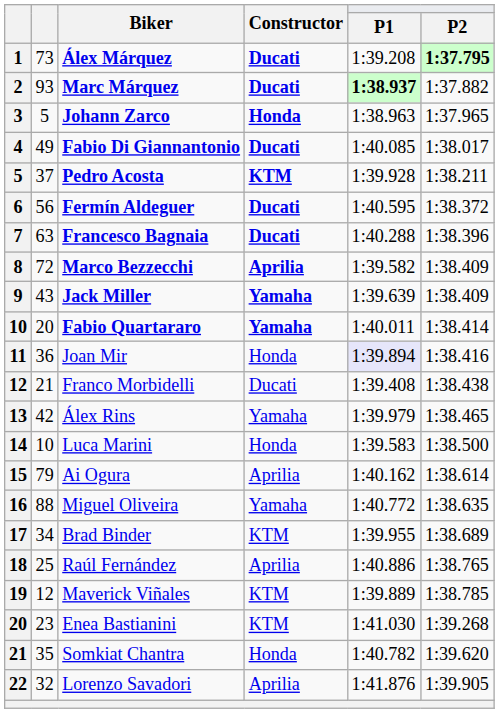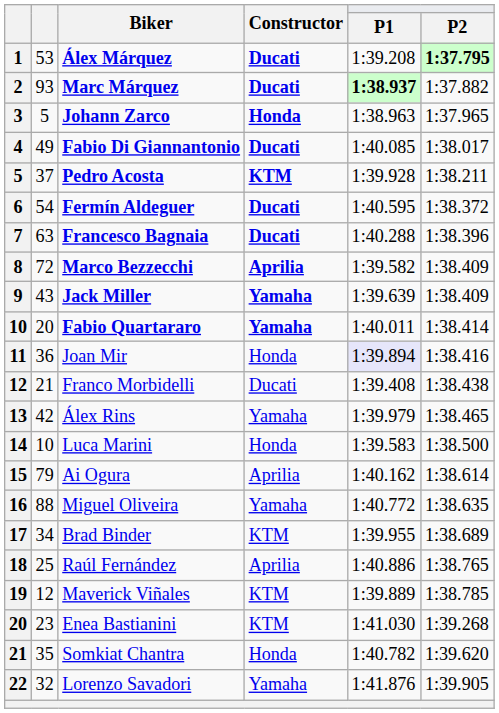(45, 57) 73 -> (45, 57) 53
(45, 206) 56 -> (45, 206) 54
(274, 684) Aprilia -> (278, 684) Yamaha
